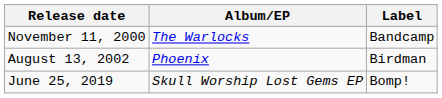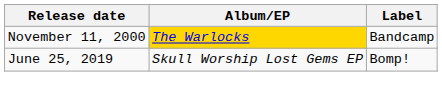(201, 38) no background -> (201, 38) gold background
- row: (69, 60)
